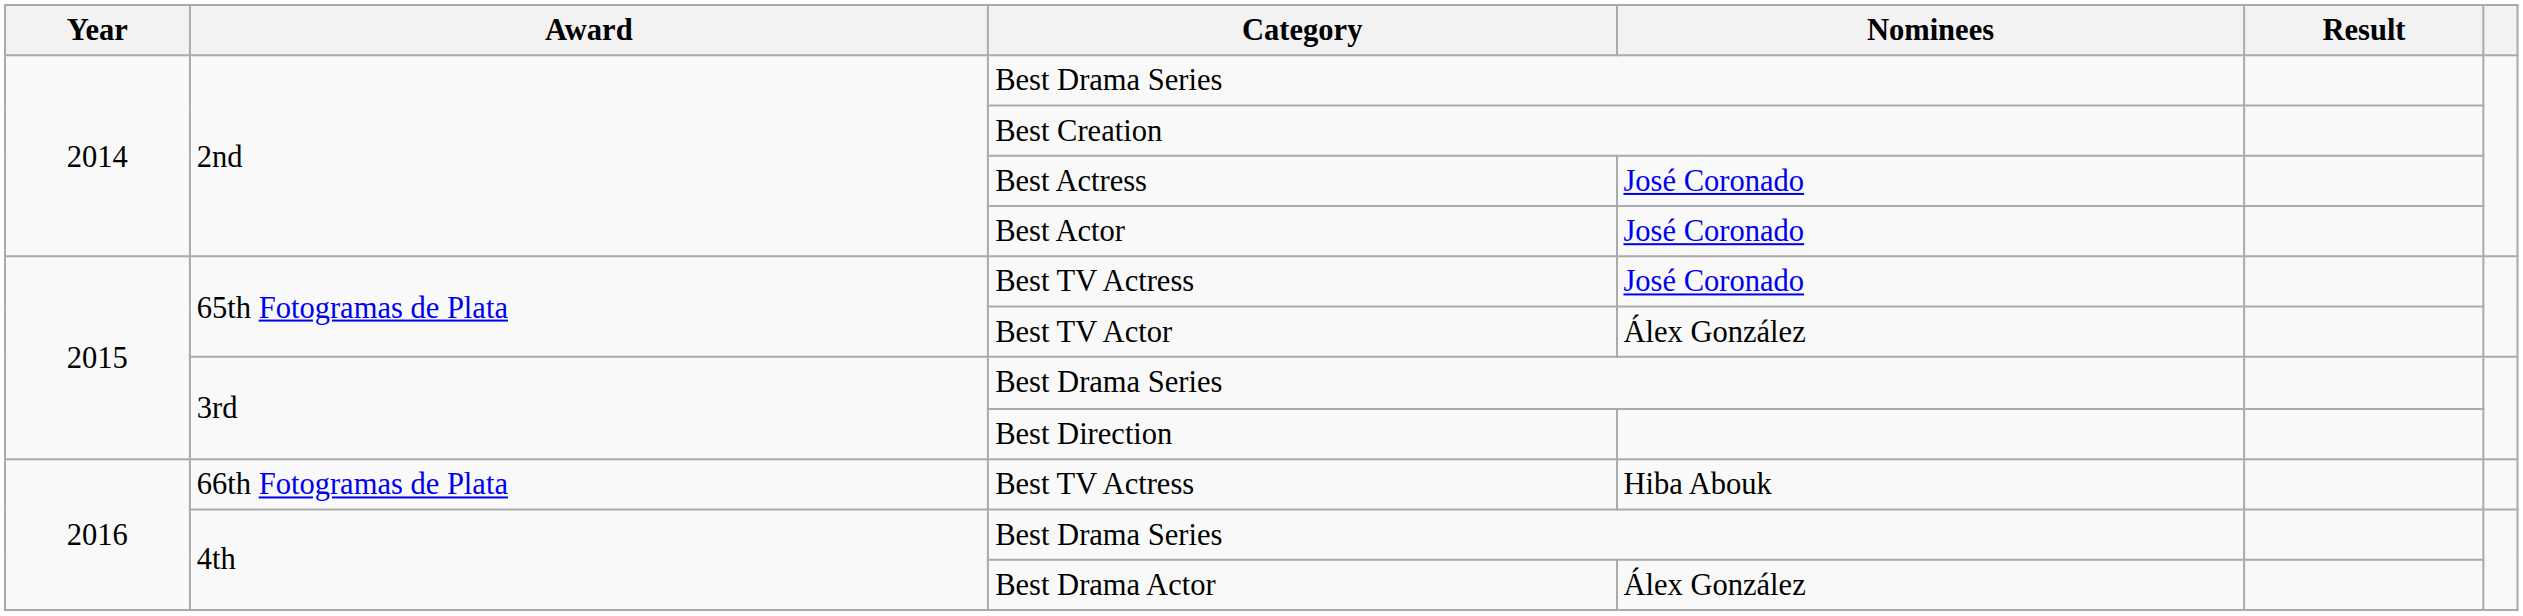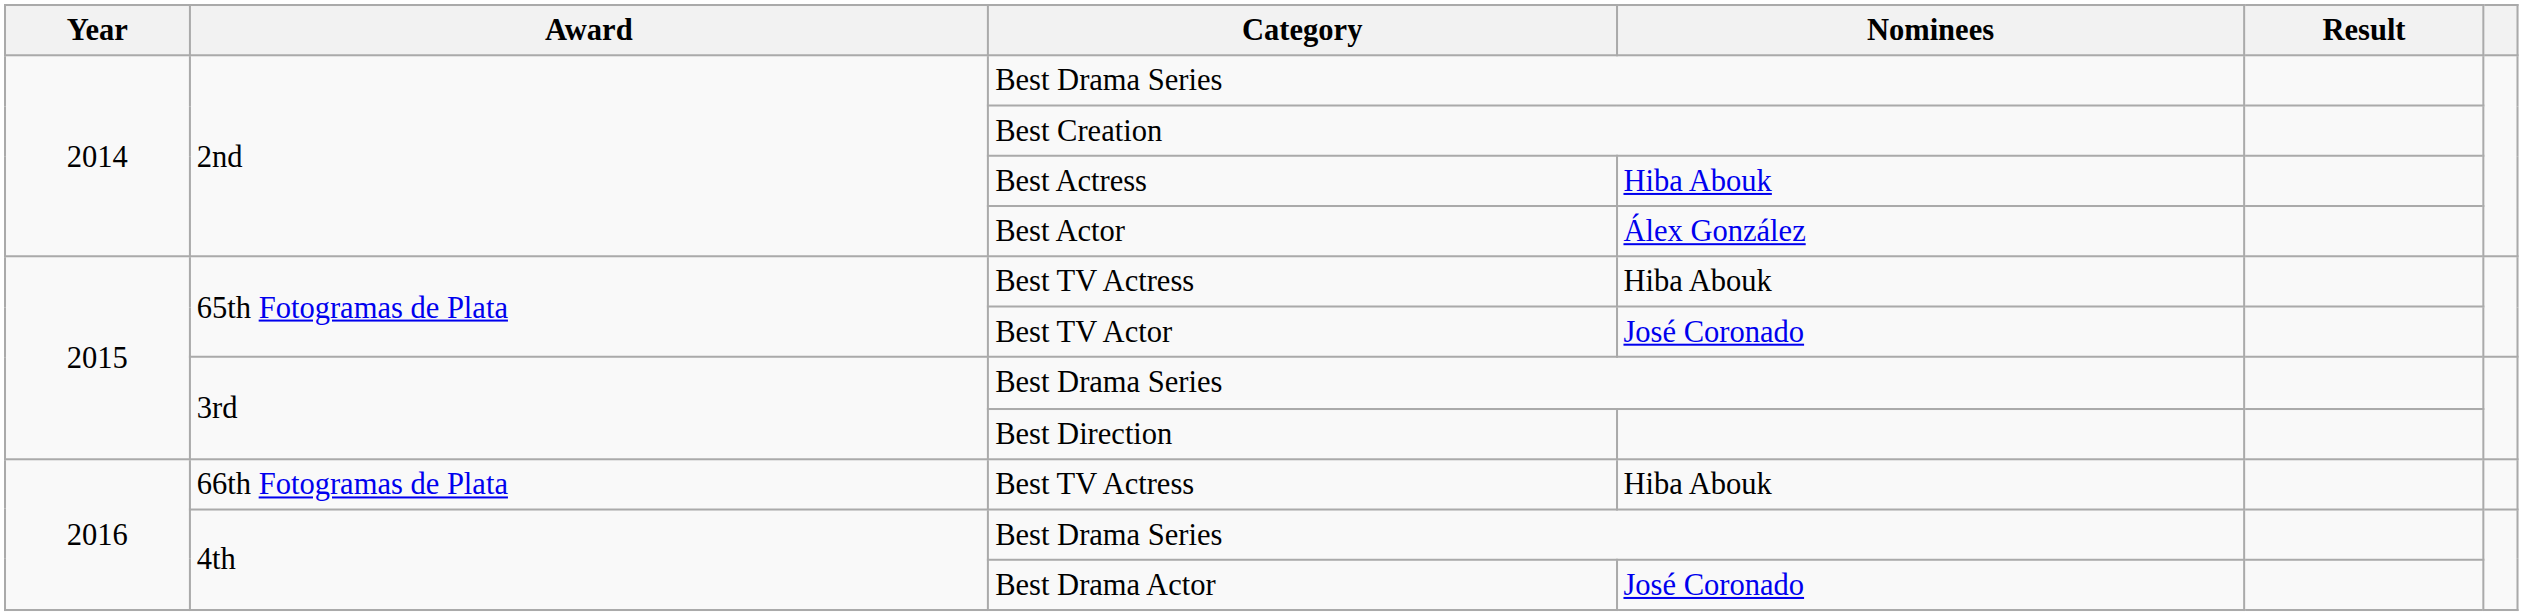(1714, 181) José Coronado -> (1698, 181) Hiba Abouk
(1714, 231) José Coronado -> (1715, 231) Álex González
(1714, 281) José Coronado -> (1698, 281) Hiba Abouk
(1715, 332) Álex González -> (1714, 332) José Coronado
(1715, 584) Álex González -> (1714, 584) José Coronado
